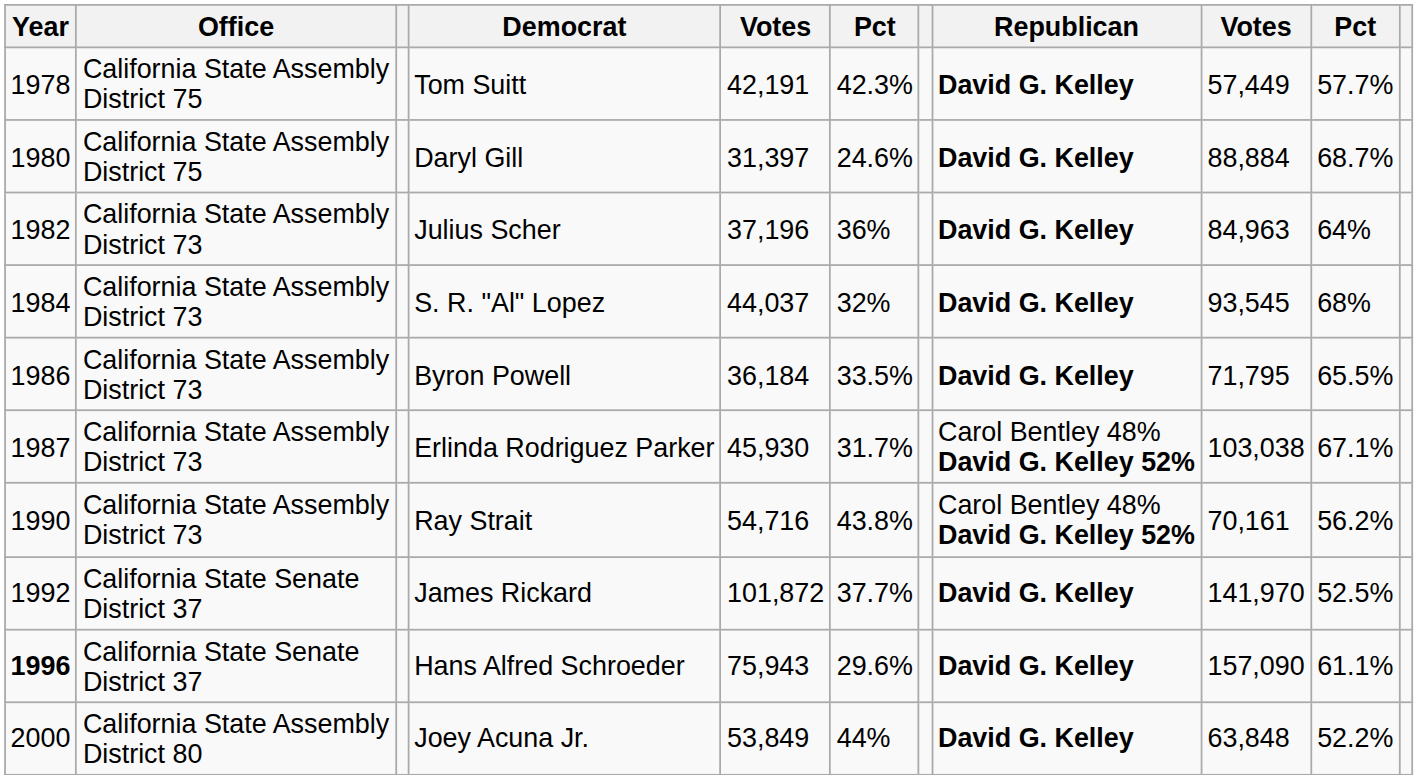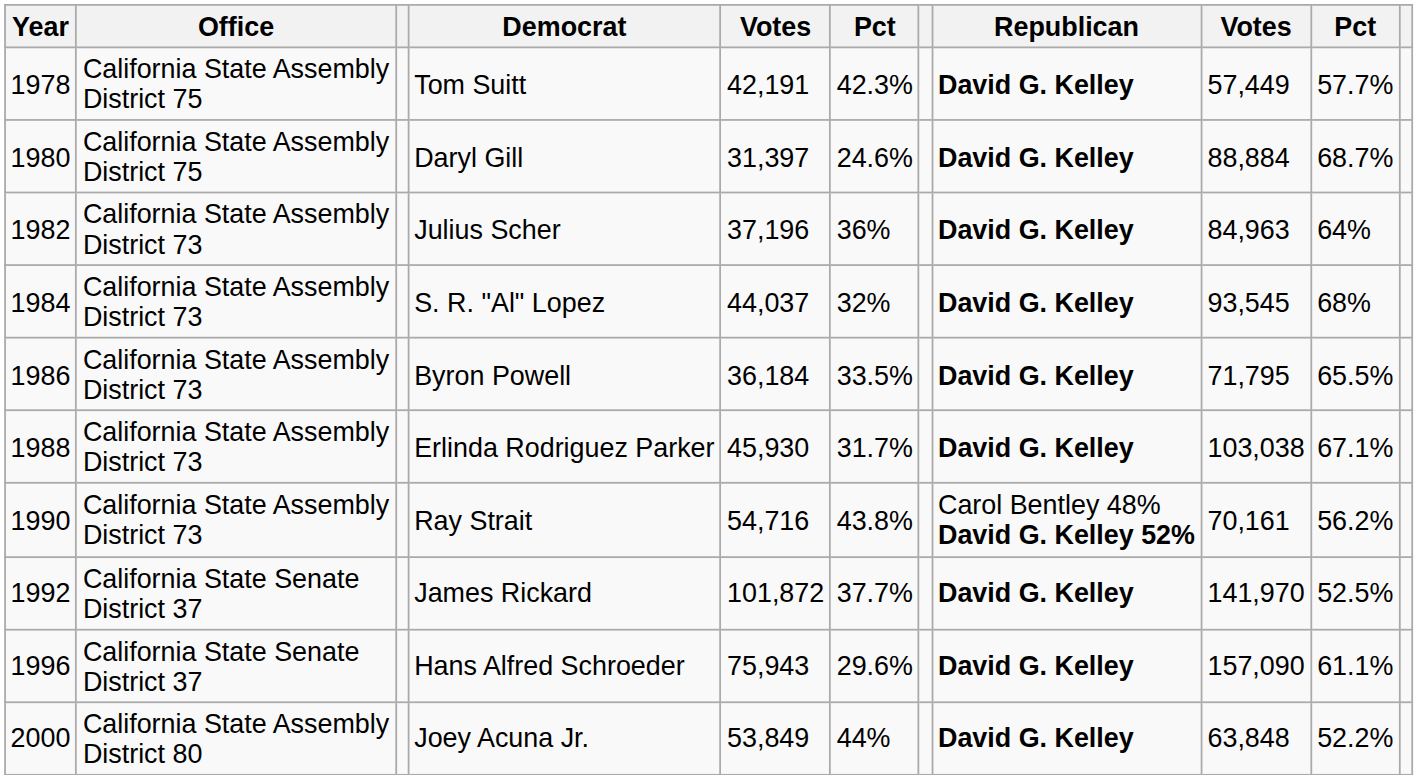(40, 447) 1987 -> (40, 447) 1988
(1066, 447) Carol Bentley 48% David G. Kelley 52% -> (1036, 447) David G. Kelley
(40, 665) bold -> (40, 665) normal
